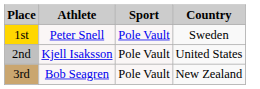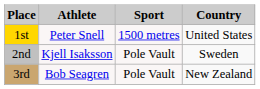(144, 34) Pole Vault -> (149, 34) 1500 metres
(209, 34) Sweden -> (219, 34) United States
(209, 54) United States -> (219, 54) Sweden
